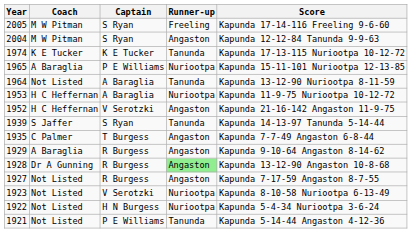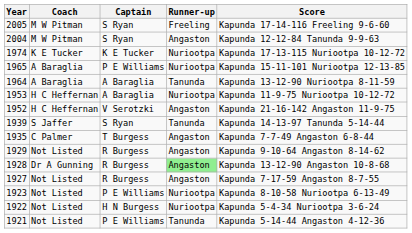(187, 53) Tanunda -> (192, 53) Nuriootpa
(57, 81) Not Listed -> (57, 81) A Baraglia
(57, 151) A Baraglia -> (57, 151) Not Listed
(128, 193) V Serotzki -> (133, 193) P E Williams
